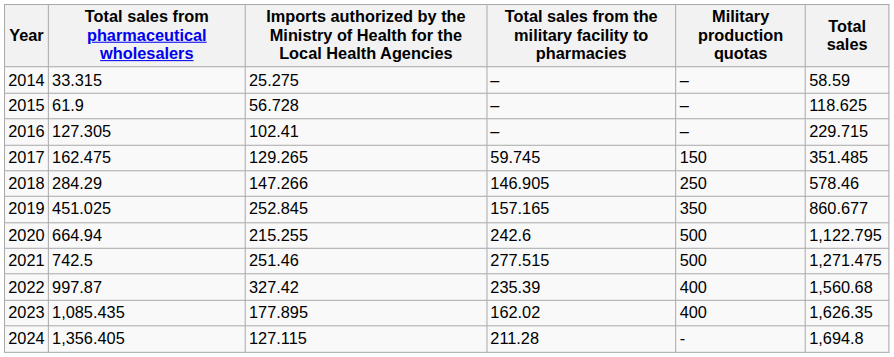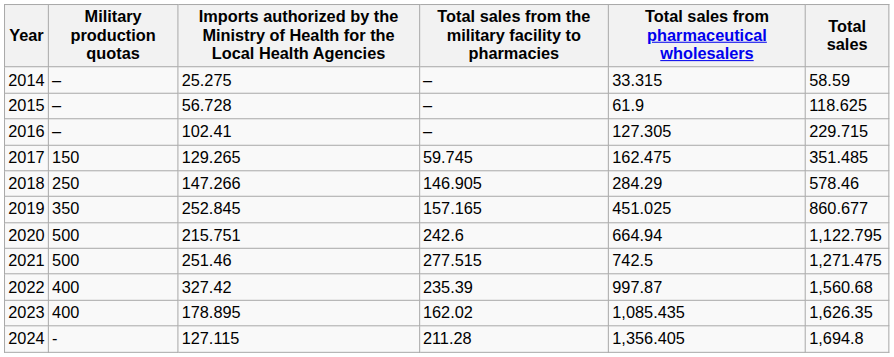columns swapped: (147, 35) <-> (741, 35)
(279, 235) 215.255 -> (211, 235) 215.751
(279, 312) 177.895 -> (211, 312) 178.895
